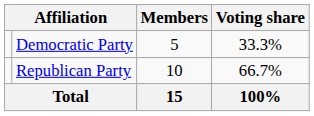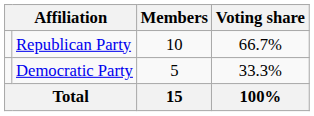rows swapped: (74, 44) <-> (74, 70)
